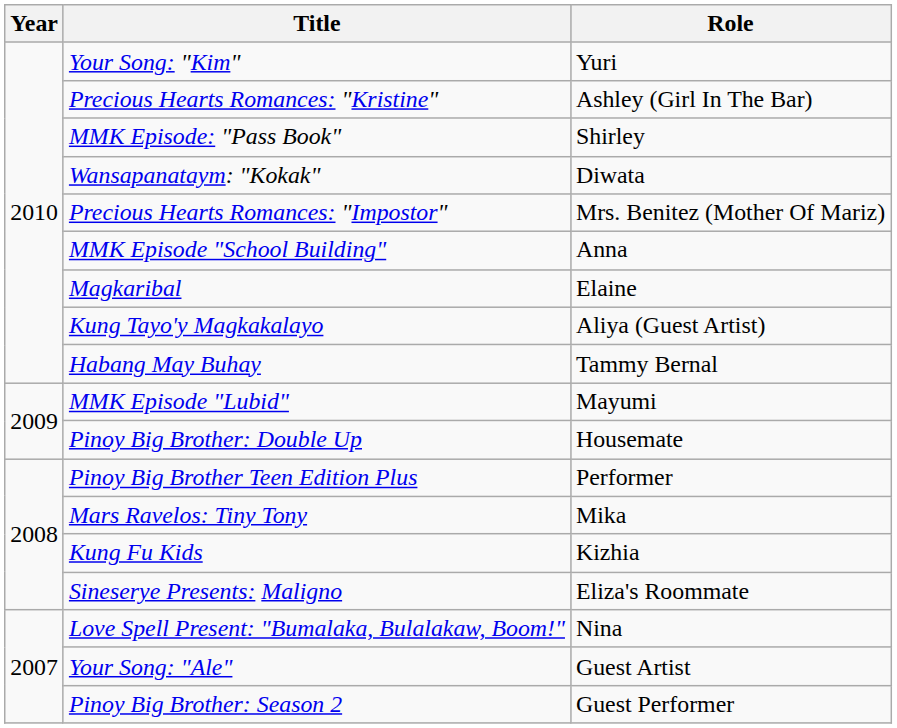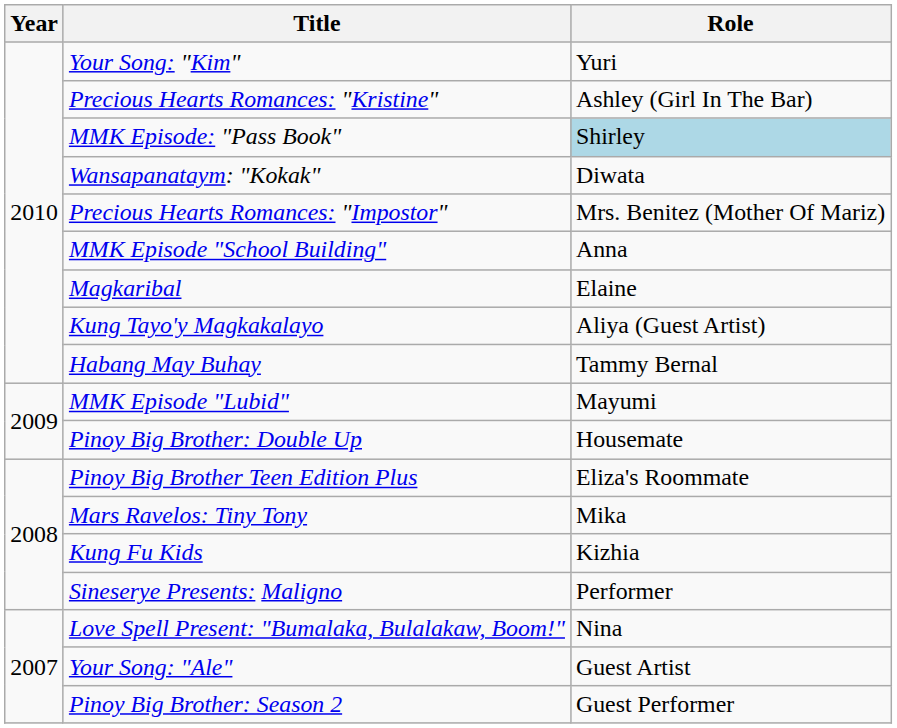(610, 136) no background -> (610, 136) lightblue background
(624, 477) Performer -> (663, 477) Eliza's Roommate
(663, 590) Eliza's Roommate -> (624, 590) Performer
